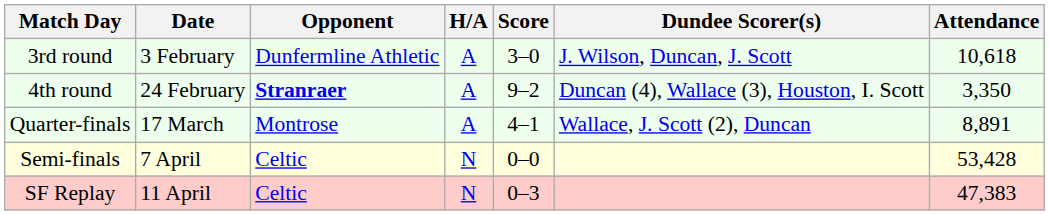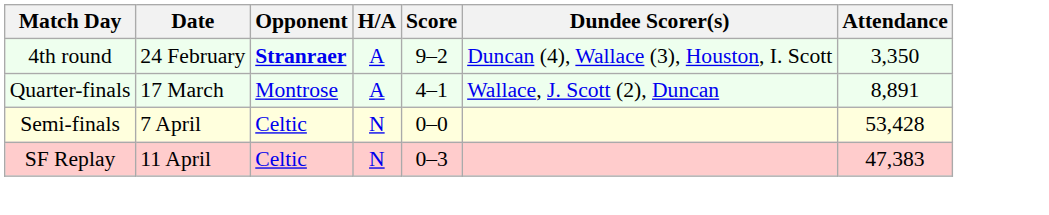- row: (70, 55)
